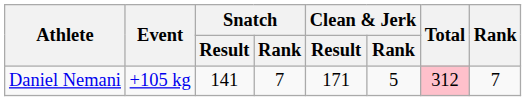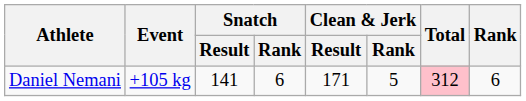(280, 80) 7 -> (280, 80) 6
(495, 80) 7 -> (495, 80) 6
